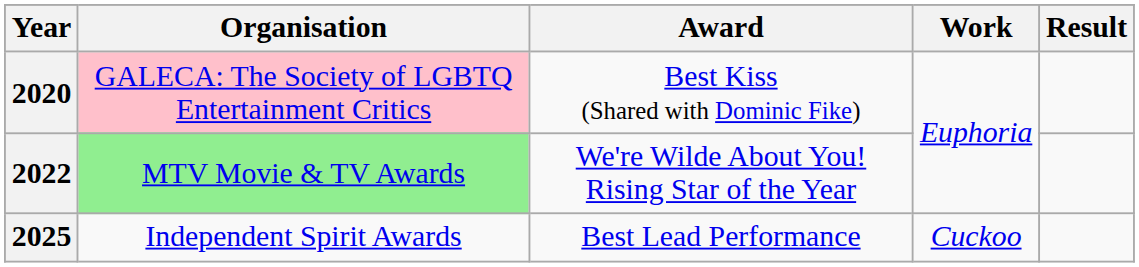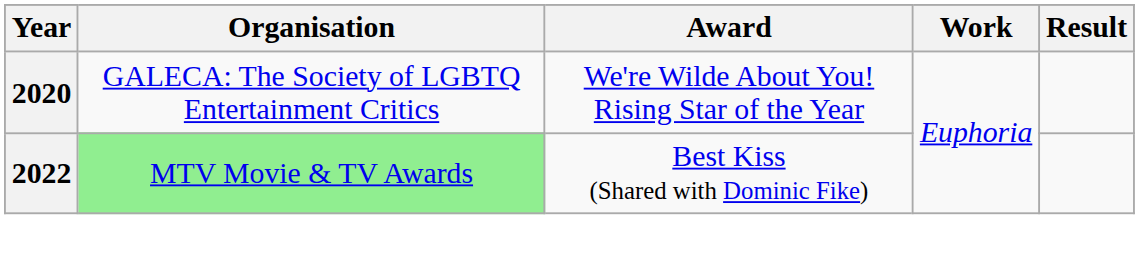(304, 92) pink background -> (312, 92) no background
(721, 92) Best Kiss (Shared with Dominic Fike) -> (729, 92) We're Wilde About You! Rising Star of the Year
(721, 172) We're Wilde About You! Rising Star of the Year -> (729, 172) Best Kiss (Shared with Dominic Fike)
- row: (42, 236)
